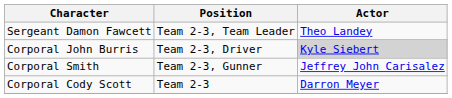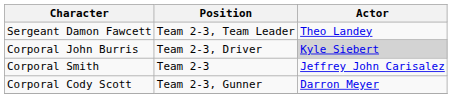(209, 67) Team 2-3, Gunner -> (183, 67) Team 2-3
(183, 85) Team 2-3 -> (209, 85) Team 2-3, Gunner
